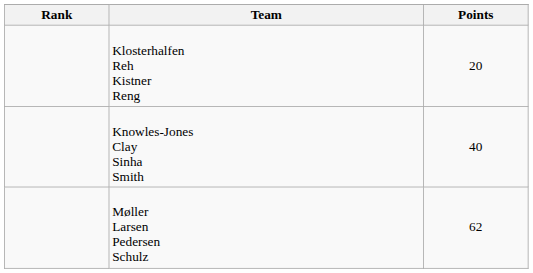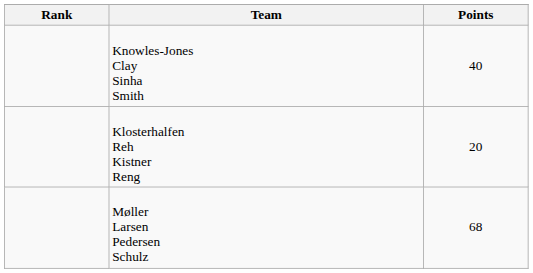rows swapped: (148, 73) <-> (153, 154)
(476, 227) 62 -> (476, 227) 68
